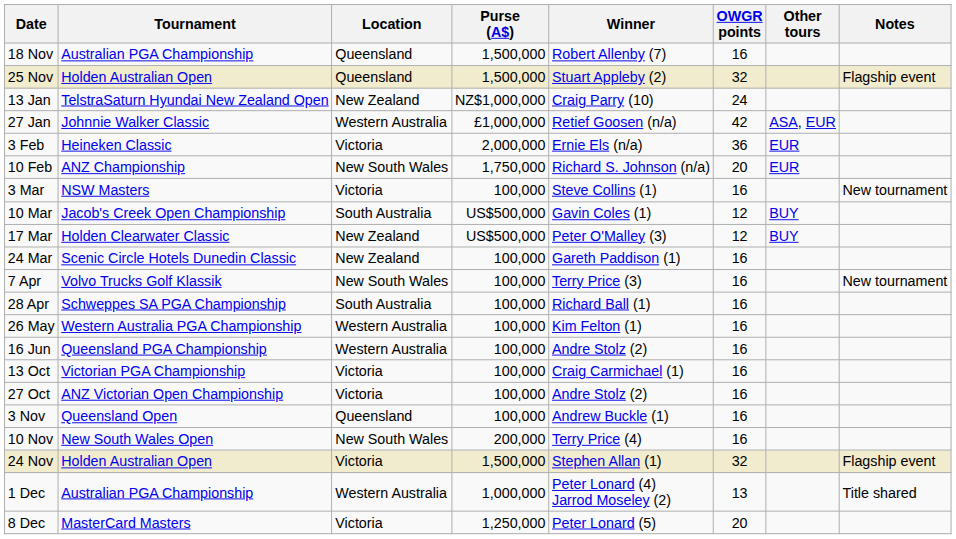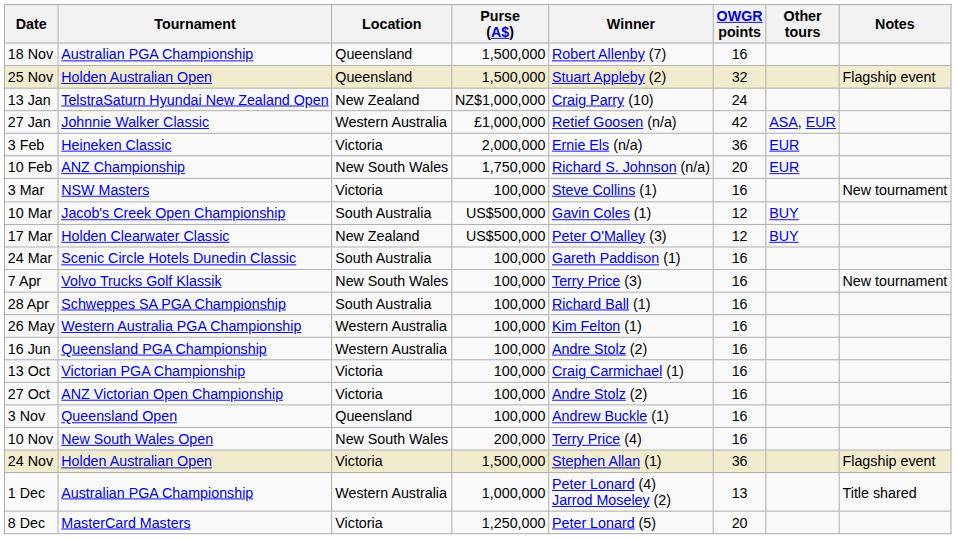(377, 258) New Zealand -> (383, 258) South Australia
(740, 462) 32 -> (740, 462) 36
